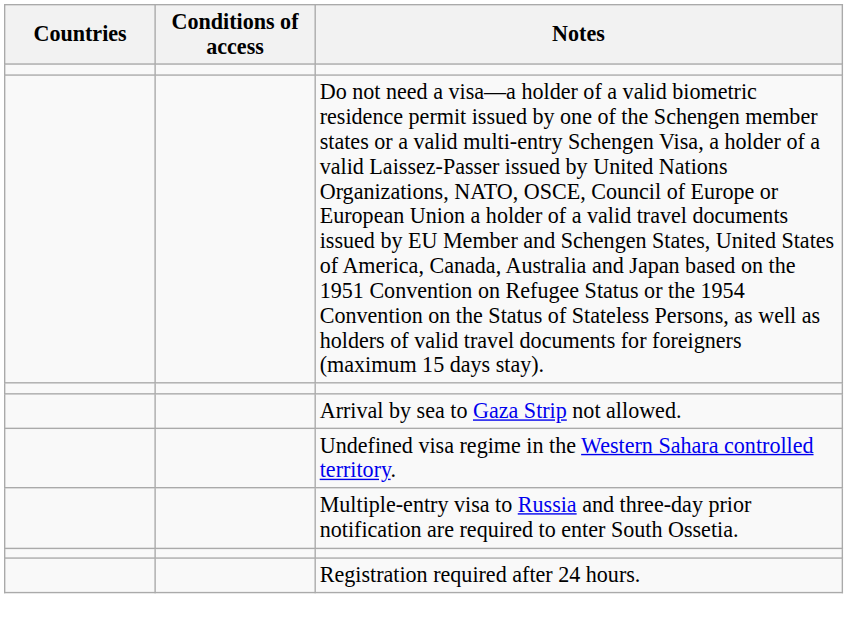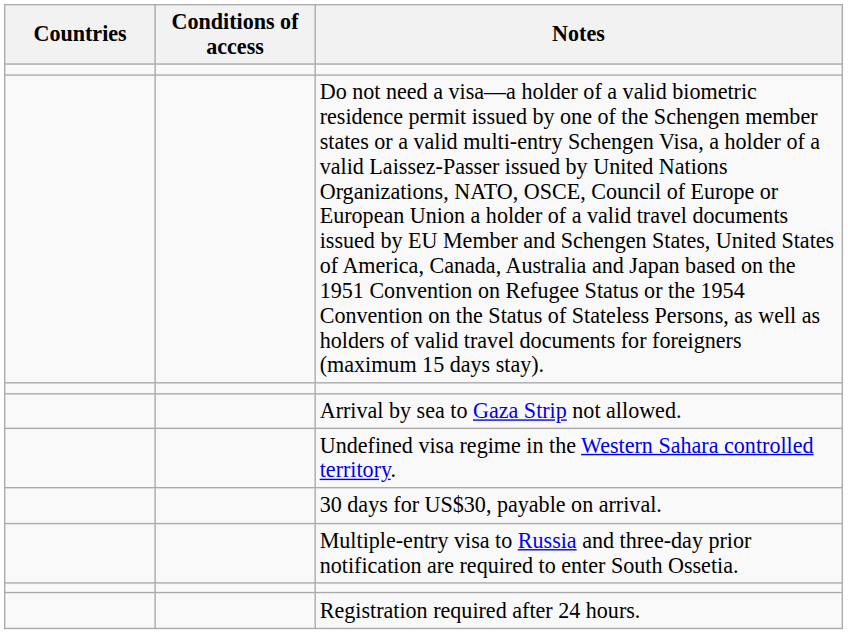+ row: (80, 506)
